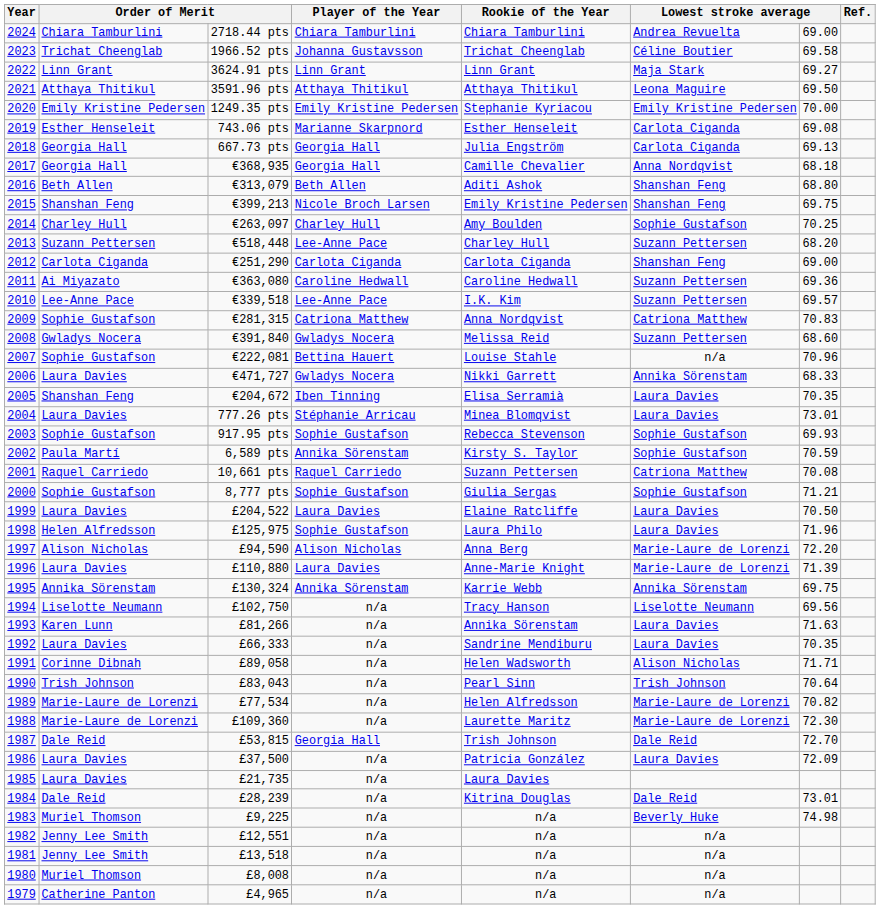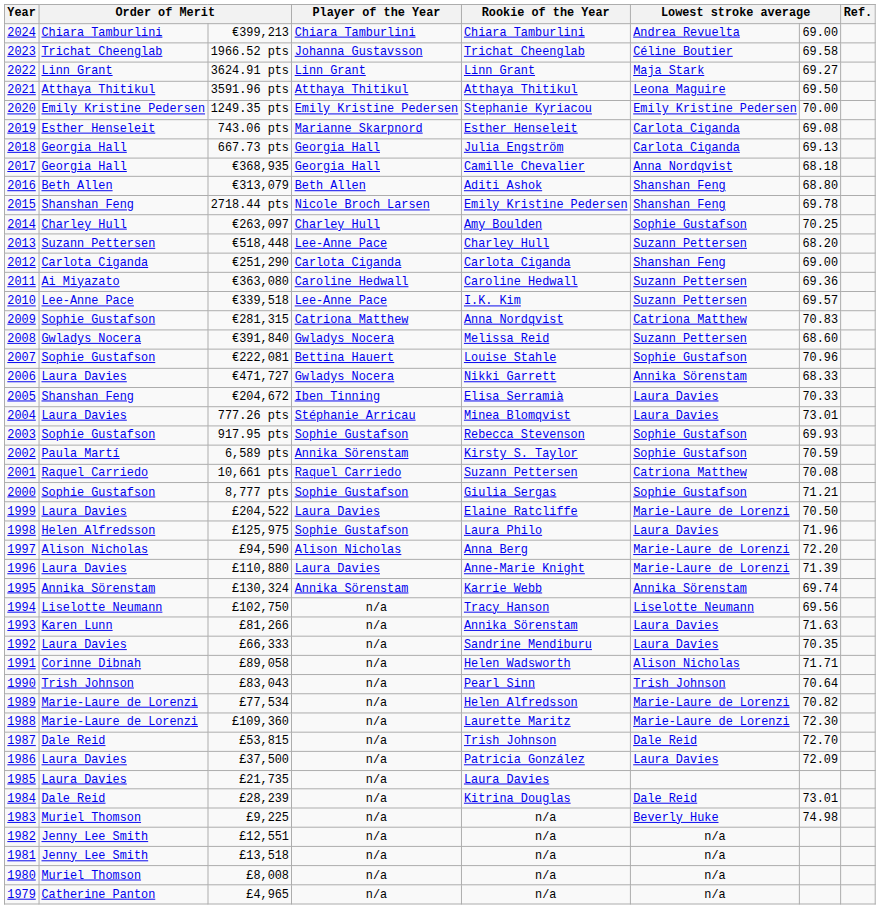(250, 34) 2718.44 pts -> (261, 34) €399,213
(261, 206) €399,213 -> (250, 206) 2718.44 pts
(820, 206) 69.75 -> (820, 206) 69.78
(715, 359) n/a -> (690, 359) Sophie Gustafson
(820, 397) 70.35 -> (820, 397) 70.33
(676, 512) Laura Davies -> (711, 512) Marie-Laure de Lorenzi
(820, 589) 69.75 -> (820, 589) 69.74
(337, 742) Georgia Hall -> (376, 742) n/a
